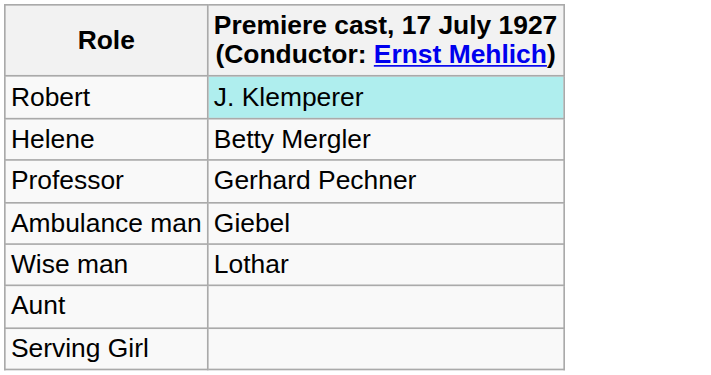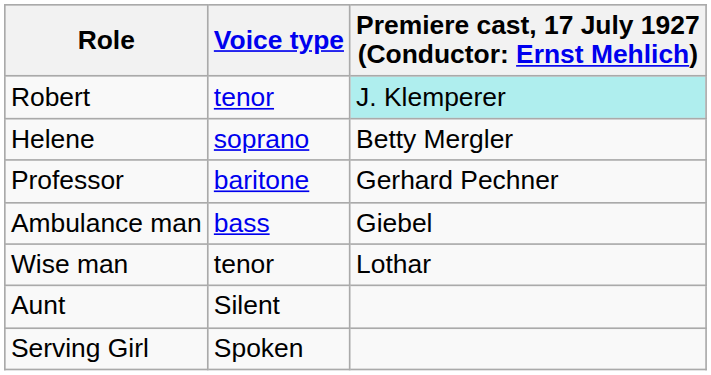+ column: (279, 40)
